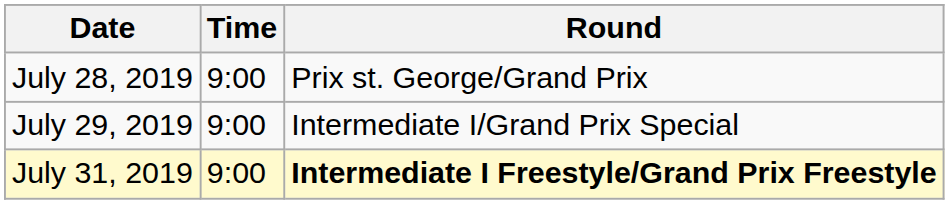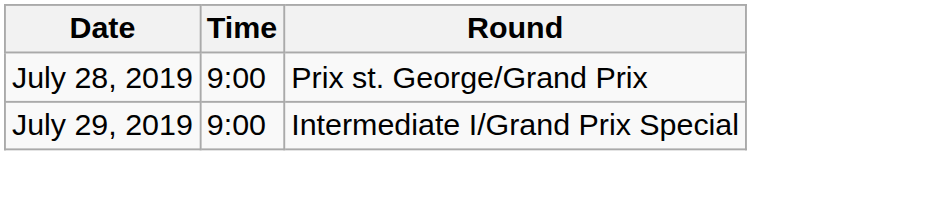- row: (102, 173)
